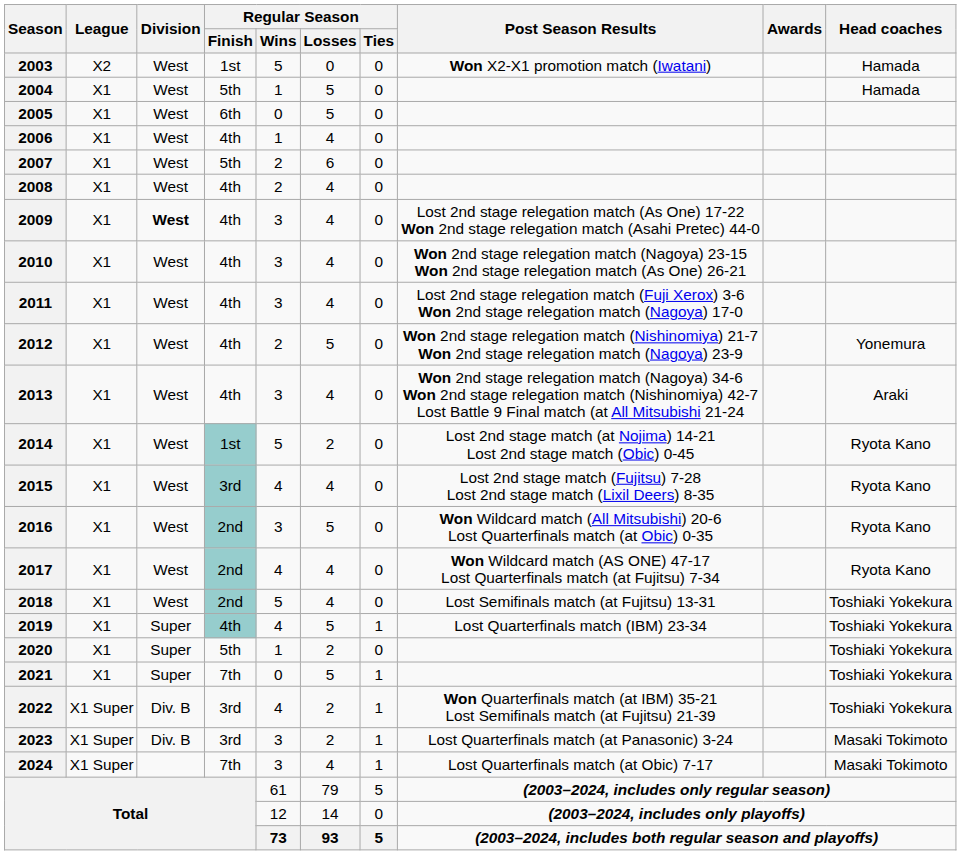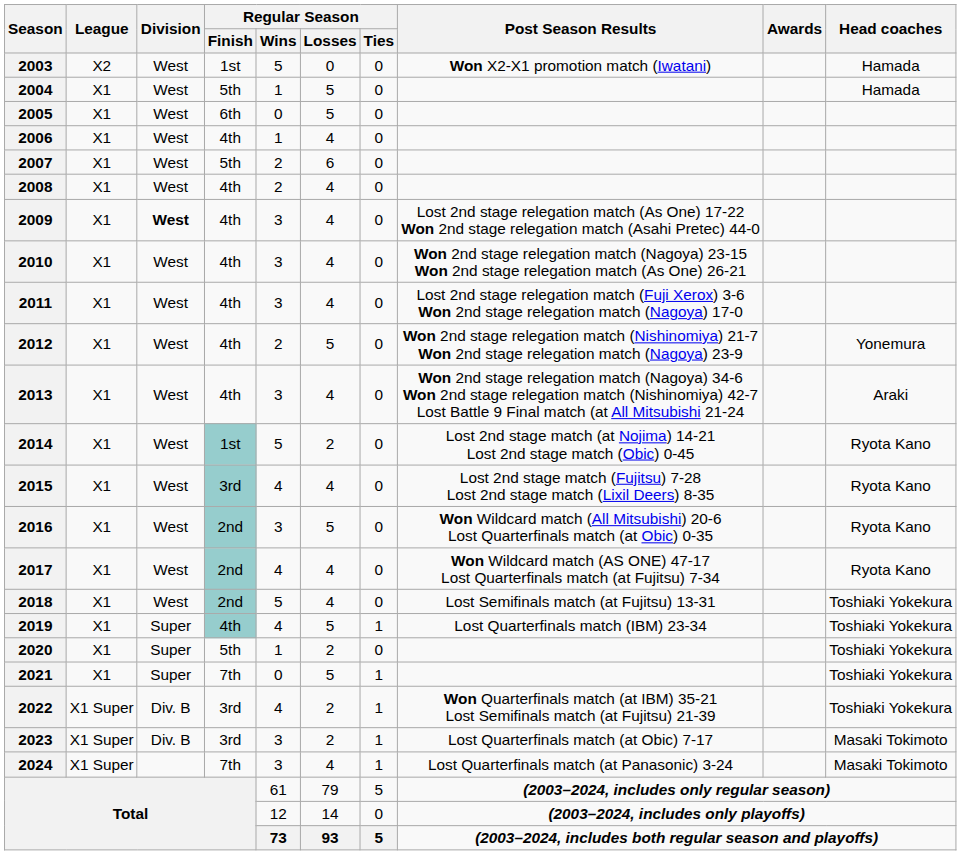(581, 740) Lost Quarterfinals match (at Panasonic) 3-24 -> (581, 740) Lost Quarterfinals match (at Obic) 7-17
(581, 765) Lost Quarterfinals match (at Obic) 7-17 -> (581, 765) Lost Quarterfinals match (at Panasonic) 3-24
